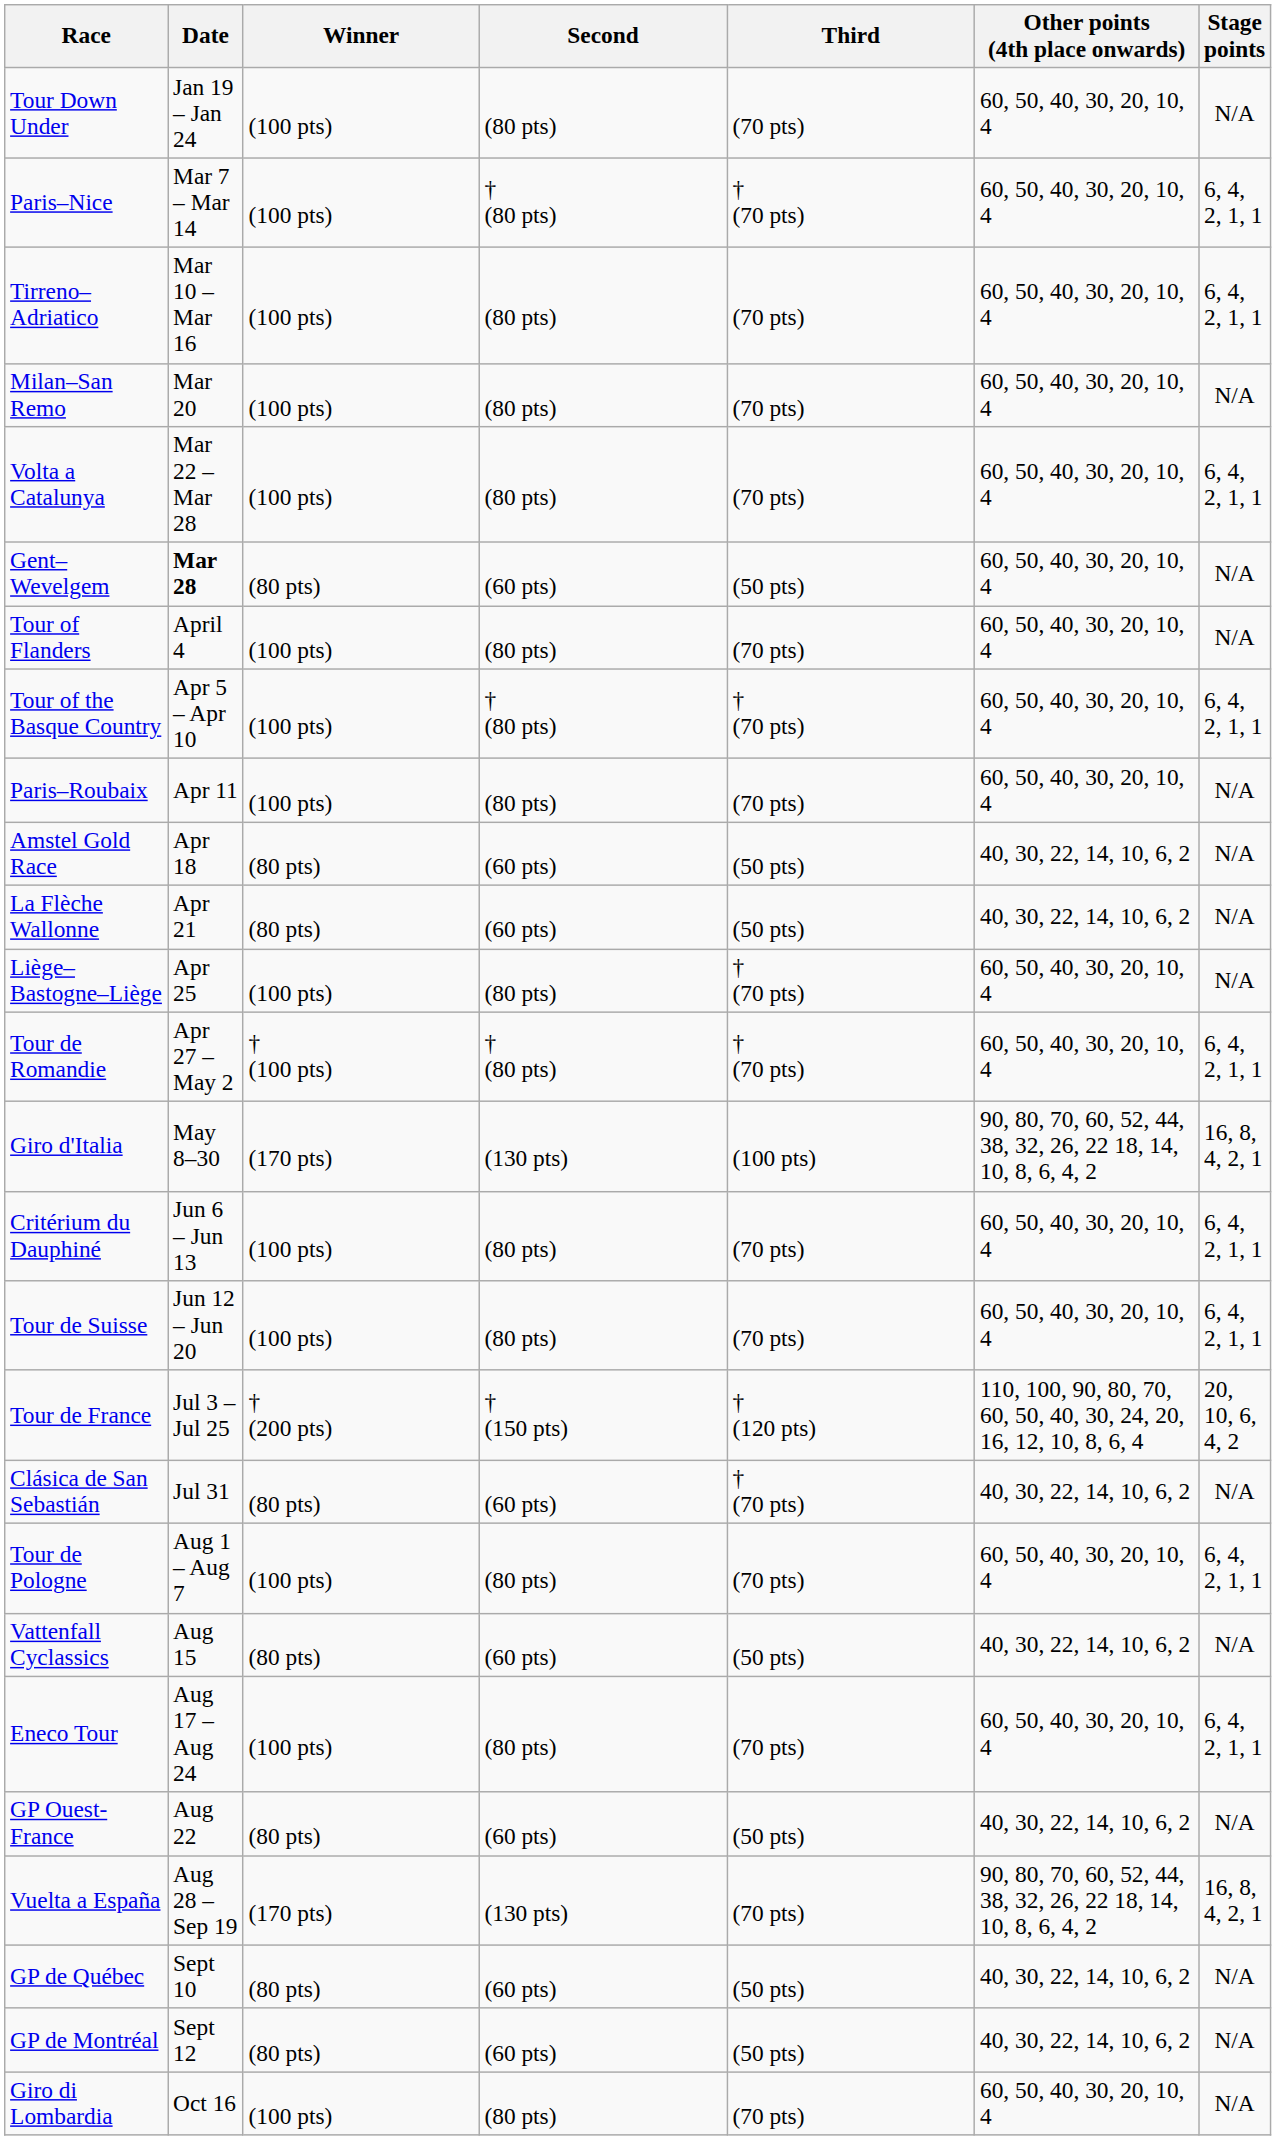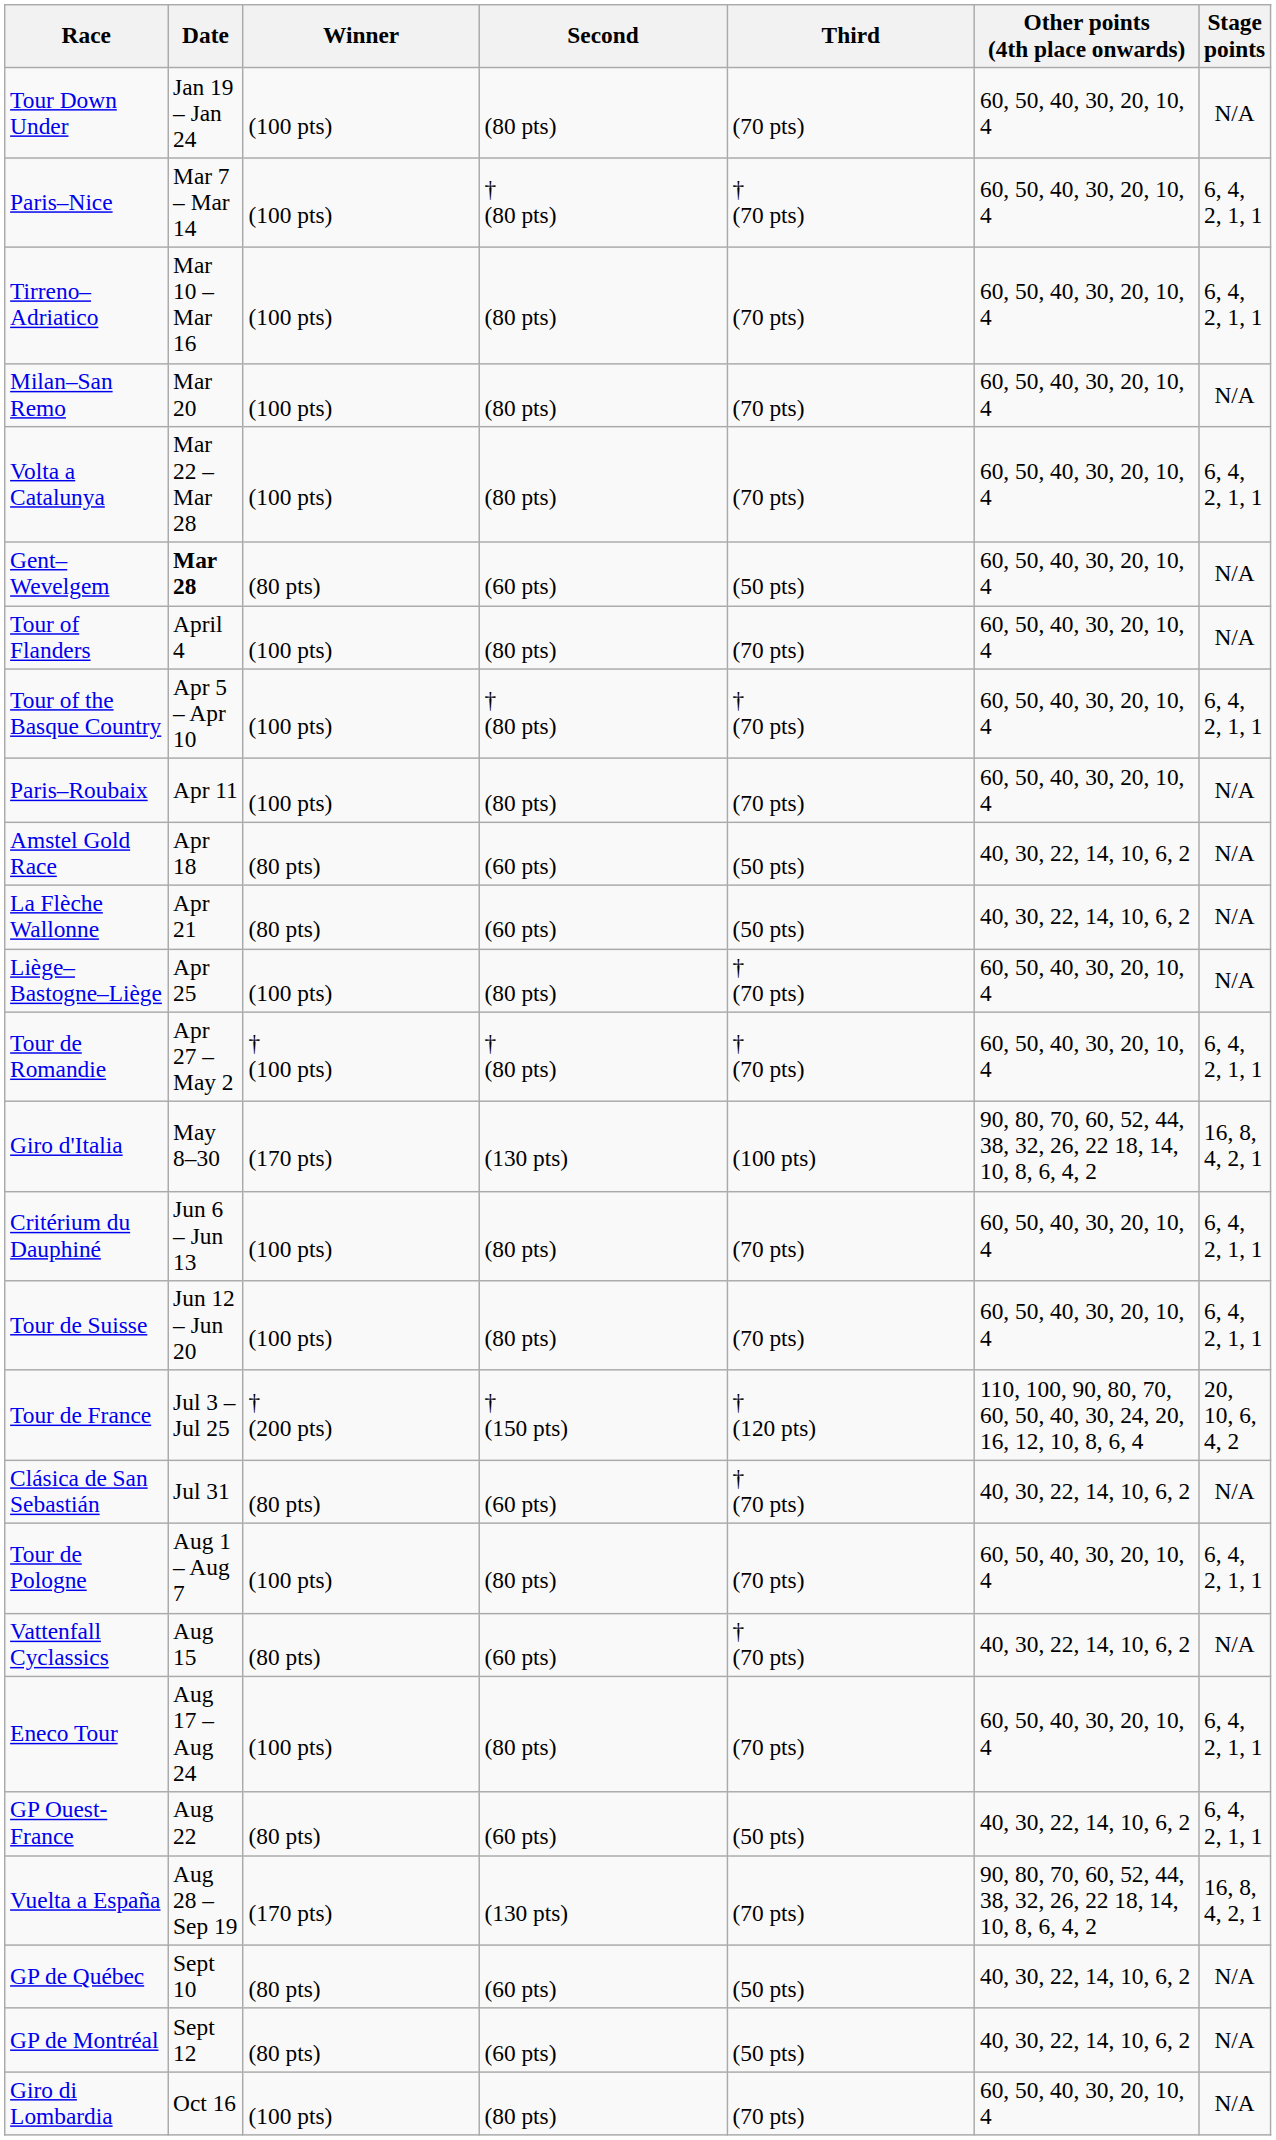(768, 1657) (50 pts) -> (768, 1644) † (70 pts)
(1235, 1823) N/A -> (1233, 1823) 6, 4, 2, 1, 1
